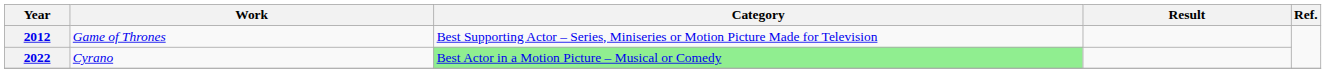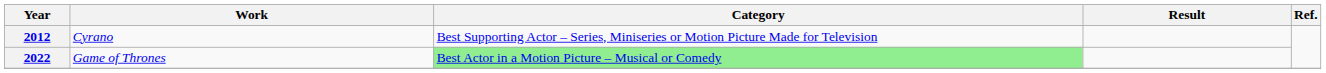(119, 36) Game of Thrones -> (93, 36) Cyrano
(93, 57) Cyrano -> (119, 57) Game of Thrones
